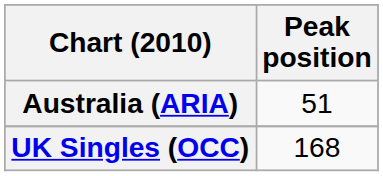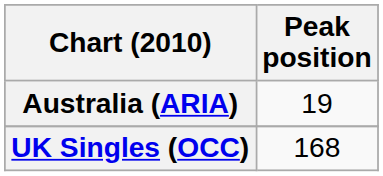(317, 103) 51 -> (317, 103) 19
